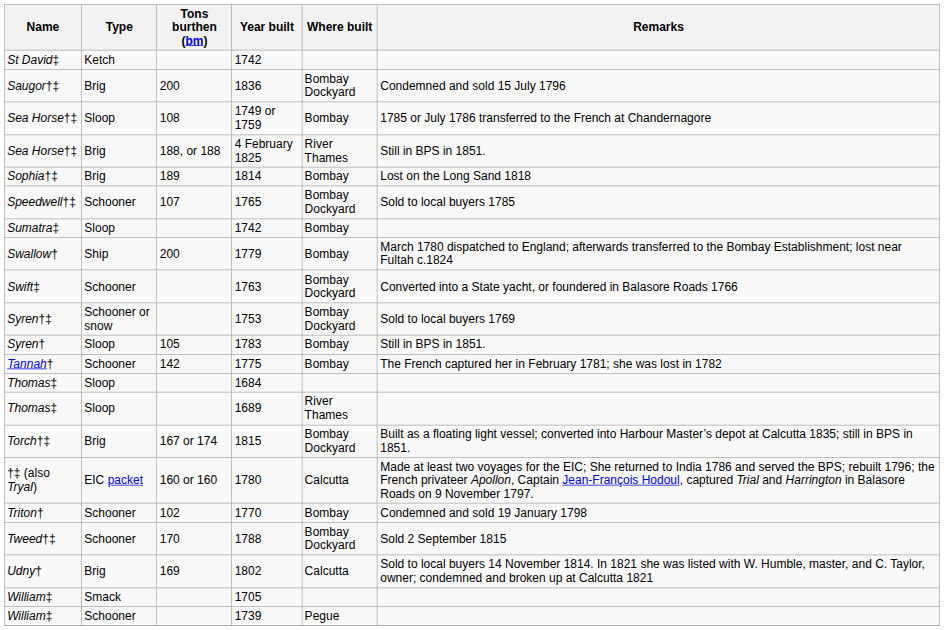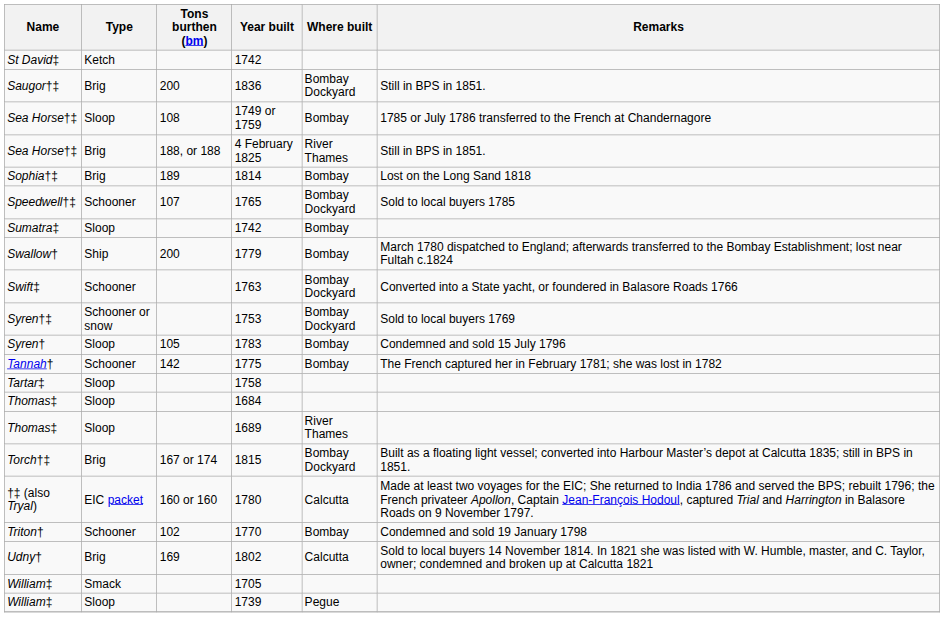(473, 85) Condemned and sold 15 July 1796 -> (433, 85) Still in BPS in 1851.
(433, 344) Still in BPS in 1851. -> (473, 344) Condemned and sold 15 July 1796
+ row: (26, 382)
- row: (31, 538)
(110, 616) Schooner -> (100, 602) Sloop
